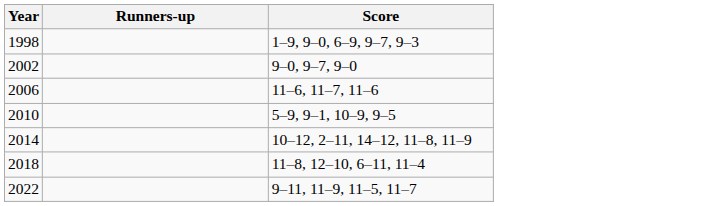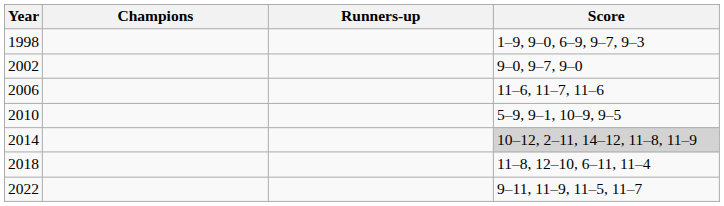+ column: (155, 16)
(372, 139) no background -> (597, 139) lightgrey background
